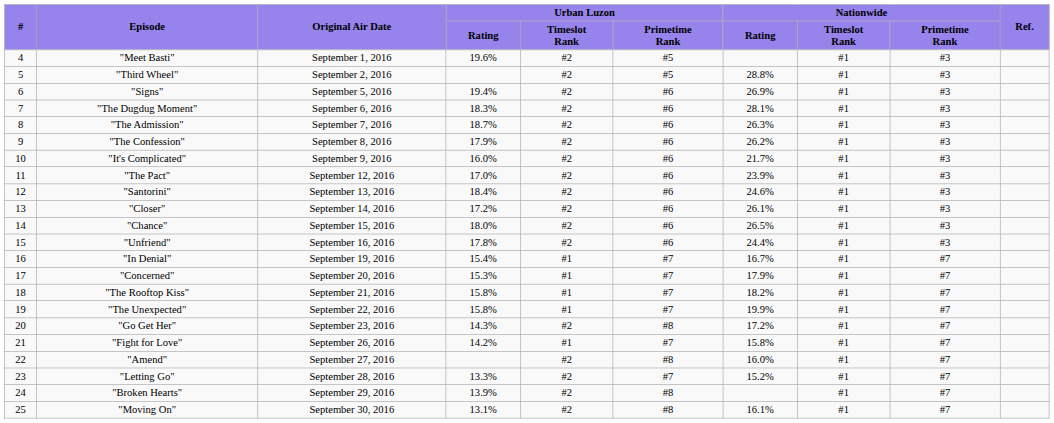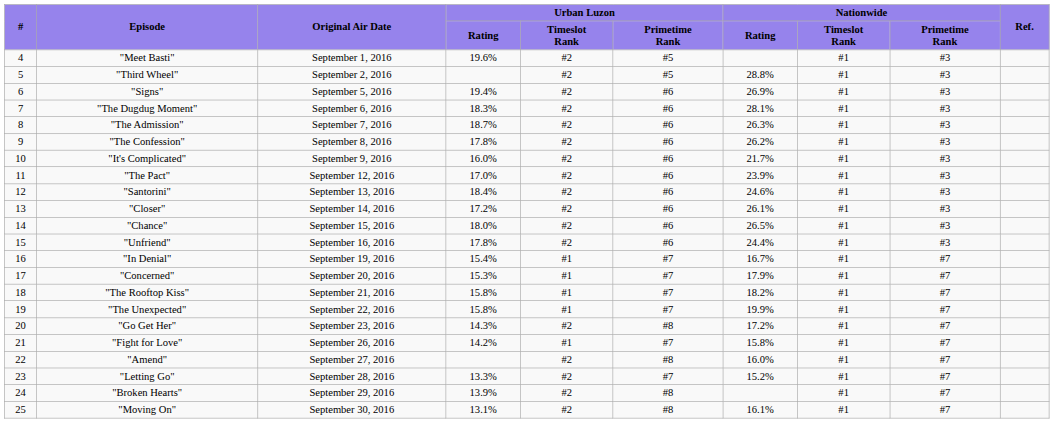(483, 141) 17.9% -> (483, 141) 17.8%
